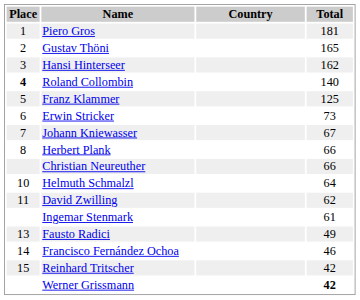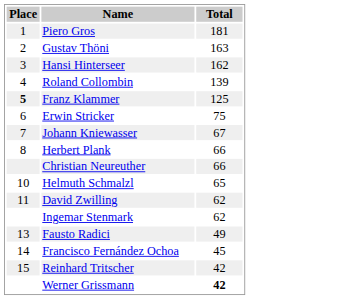- column: (251, 14)
(330, 48) 165 -> (219, 48) 163
(23, 82) bold -> (23, 82) normal
(330, 82) 140 -> (219, 82) 139
(23, 99) normal -> (23, 99) bold
(330, 116) 73 -> (219, 116) 75
(330, 183) 64 -> (219, 183) 65
(330, 217) 61 -> (219, 217) 62
(330, 251) 46 -> (219, 251) 45
